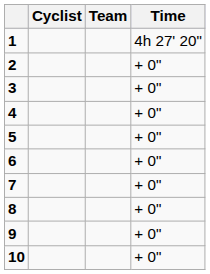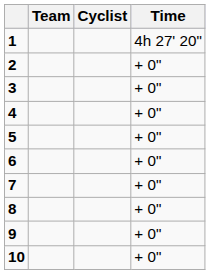columns swapped: (57, 16) <-> (108, 16)
